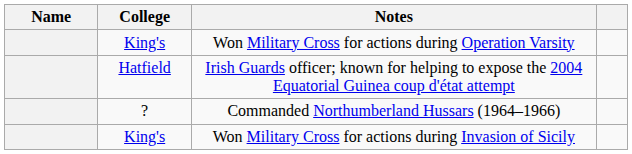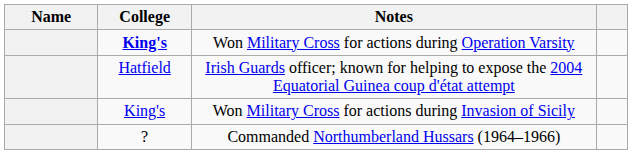(145, 42) normal -> (145, 42) bold
rows swapped: (394, 111) <-> (394, 136)
